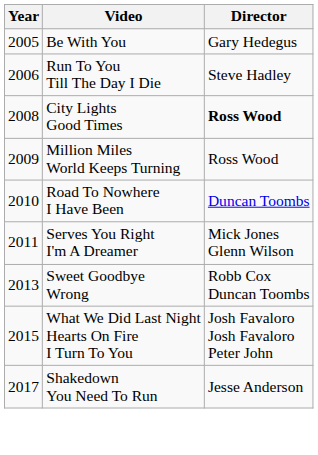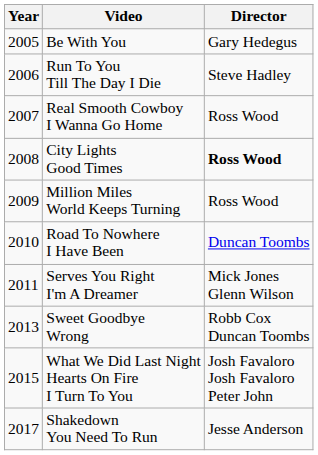+ row: (115, 116)
